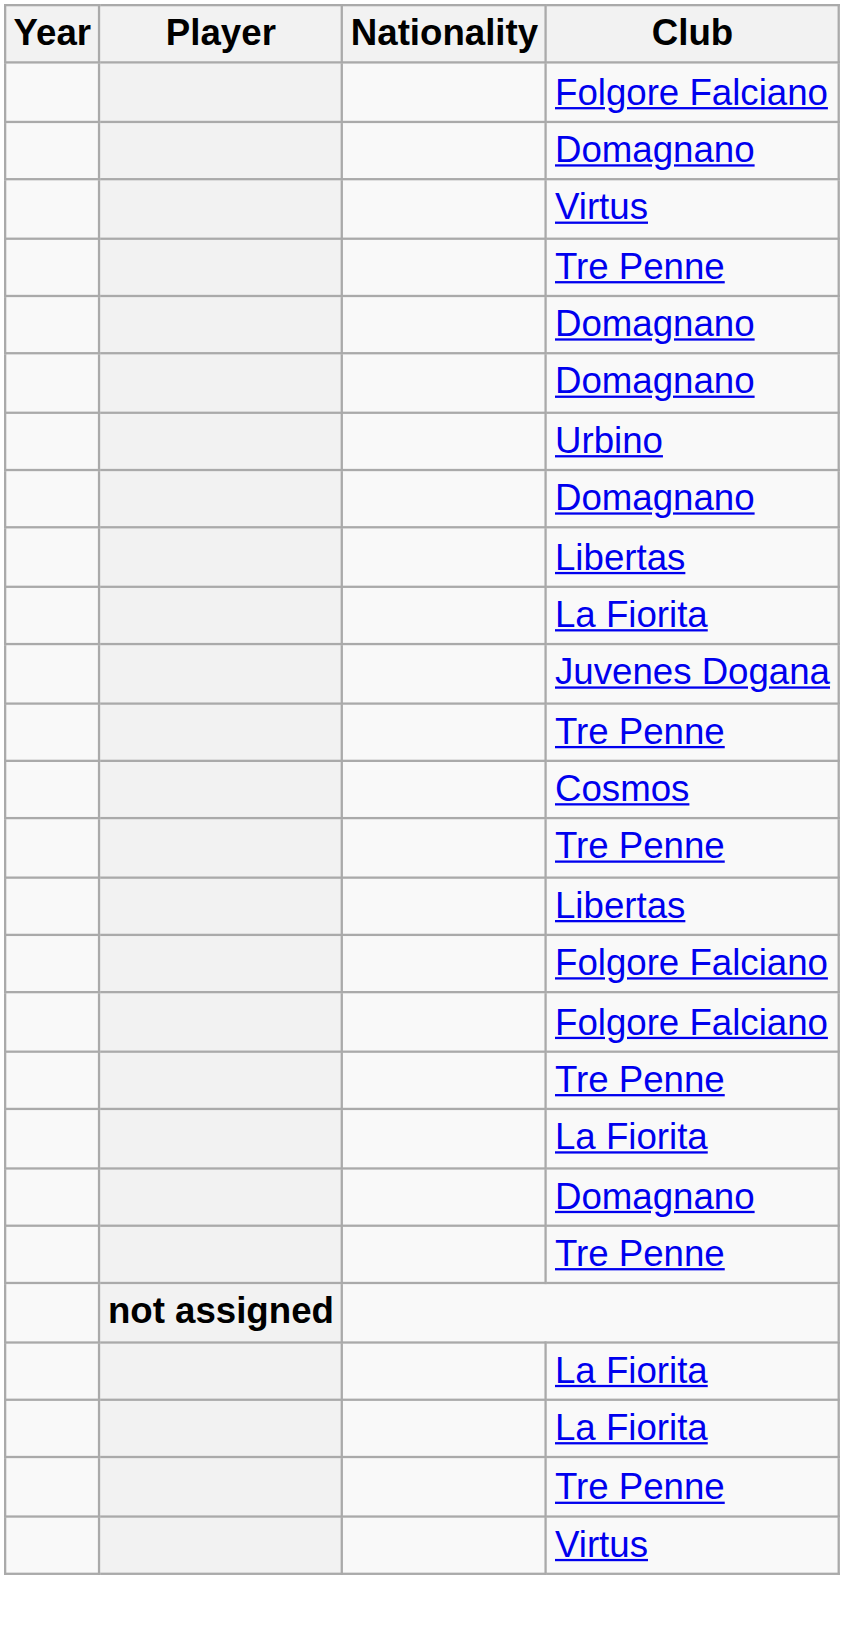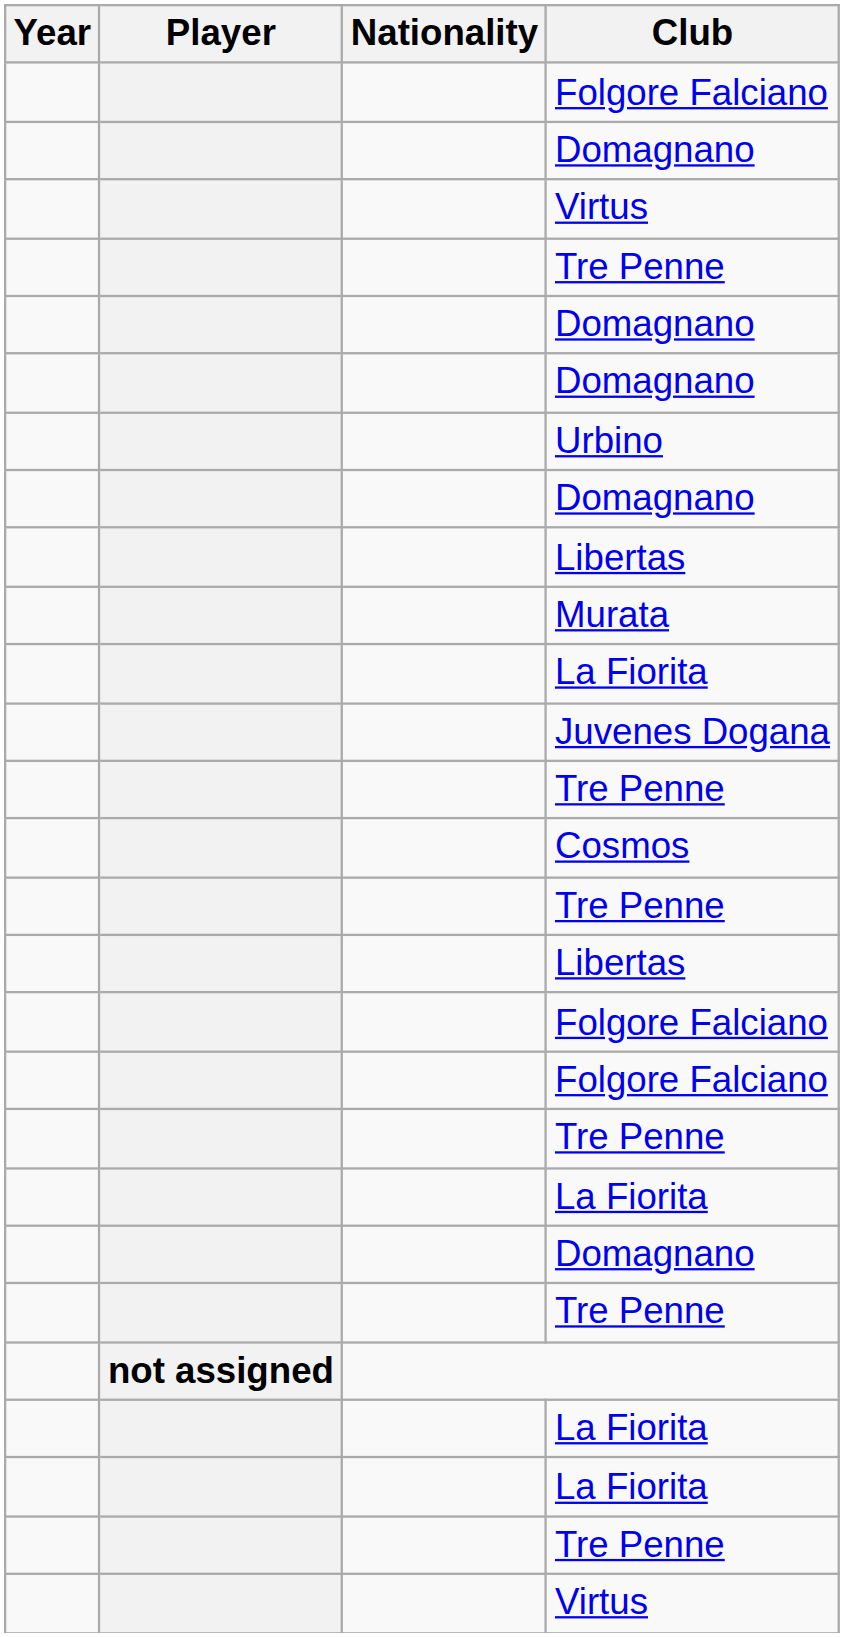+ row: (221, 615)
